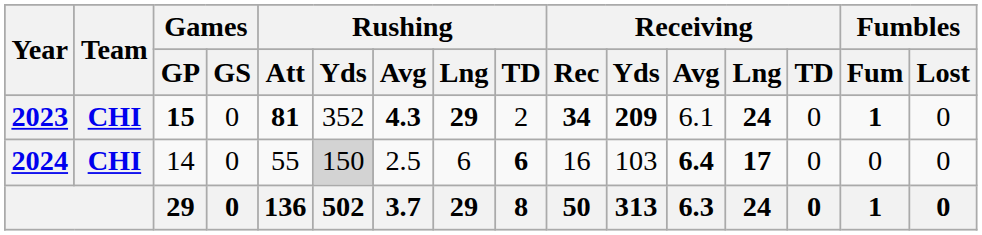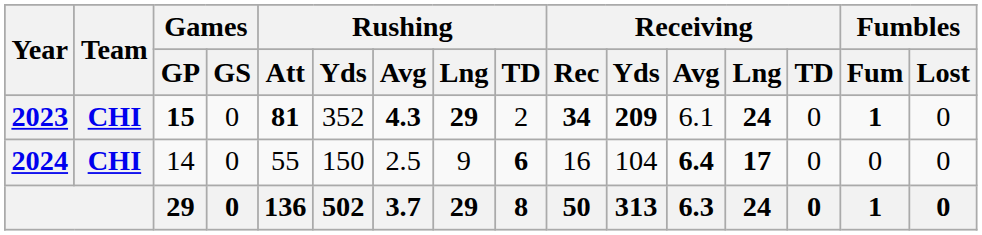(343, 161) lightgrey background -> (343, 161) no background
(464, 161) 6 -> (464, 161) 9
(636, 161) 103 -> (636, 161) 104
